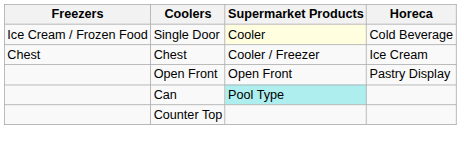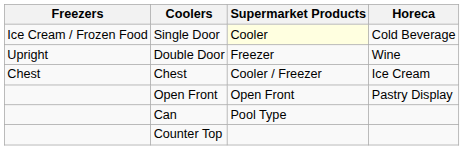+ row: (189, 54)
(256, 94) paleturquoise background -> (258, 114) no background
